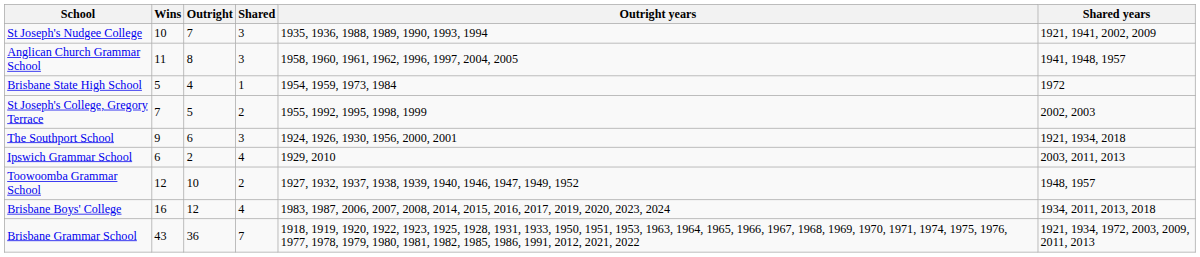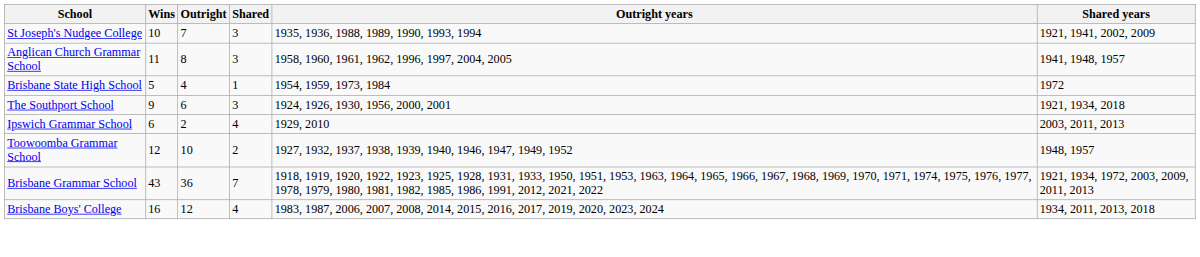- row: (78, 111)
rows swapped: (72, 235) <-> (64, 209)
